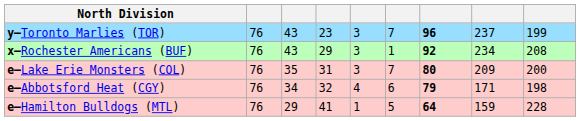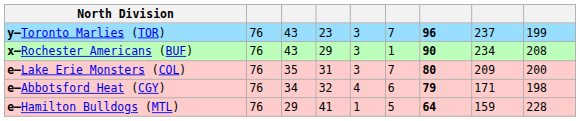(429, 51) 92 -> (429, 51) 90
